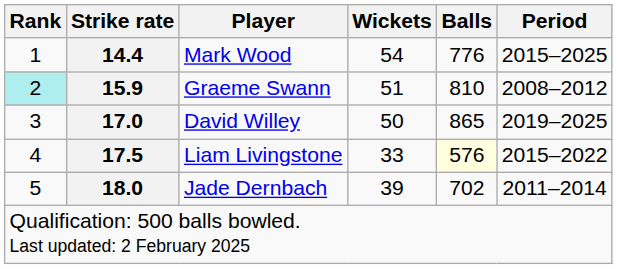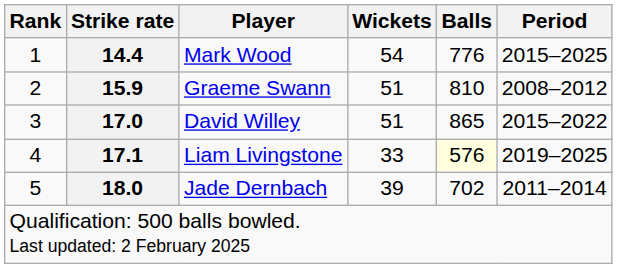(35, 88) paleturquoise background -> (35, 88) no background
(392, 121) 50 -> (392, 121) 51
(555, 121) 2019–2025 -> (555, 121) 2015–2022
(123, 155) 17.5 -> (123, 155) 17.1
(555, 155) 2015–2022 -> (555, 155) 2019–2025
